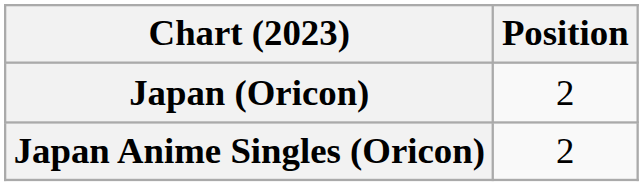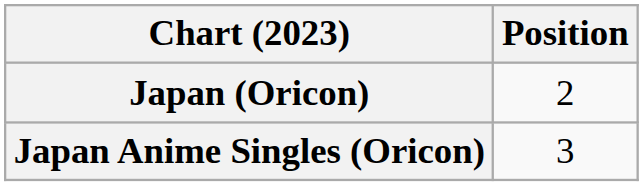(565, 150) 2 -> (565, 150) 3
